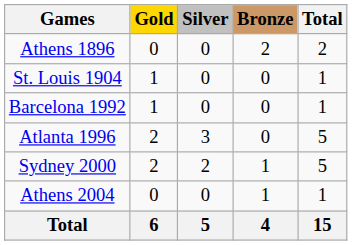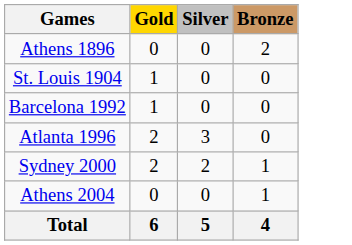- column: (322, 19)
